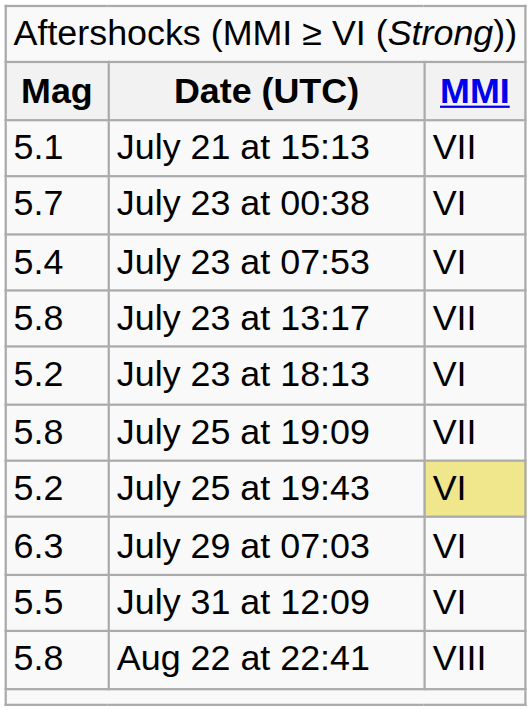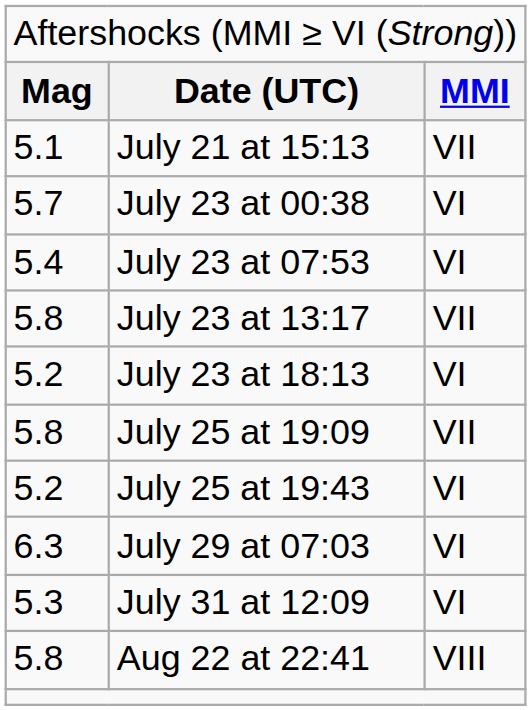(450, 488) khaki background -> (450, 488) no background
(38, 602) 5.5 -> (38, 602) 5.3
